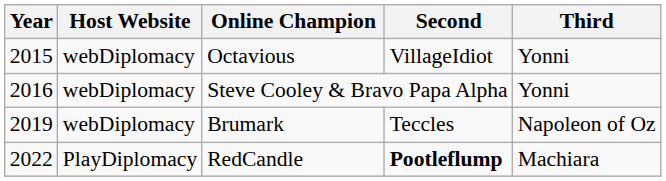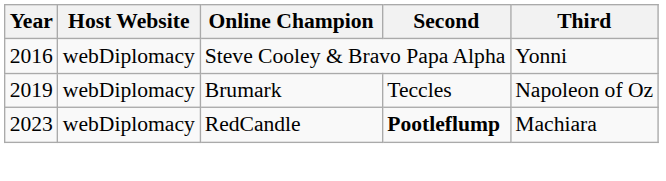- row: (251, 55)
(31, 158) 2022 -> (31, 124) 2023
(130, 158) PlayDiplomacy -> (129, 124) webDiplomacy
